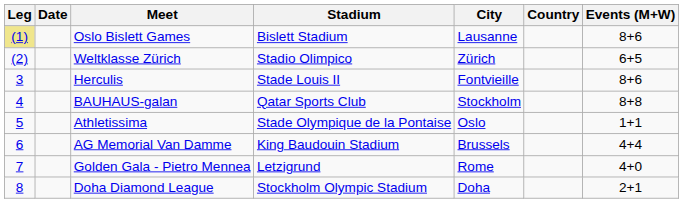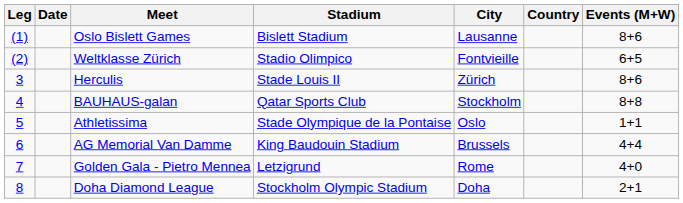(20, 36) khaki background -> (20, 36) no background
(476, 58) Zürich -> (488, 58) Fontvieille
(488, 79) Fontvieille -> (476, 79) Zürich
